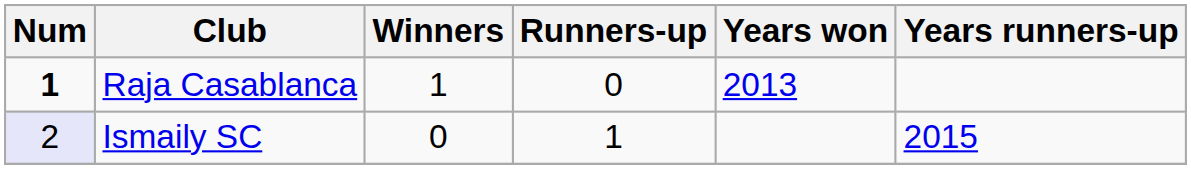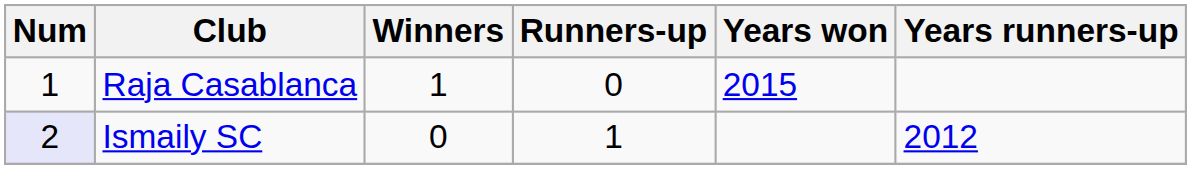(50, 84) bold -> (50, 84) normal
(760, 84) 2013 -> (760, 84) 2015
(941, 137) 2015 -> (941, 137) 2012
